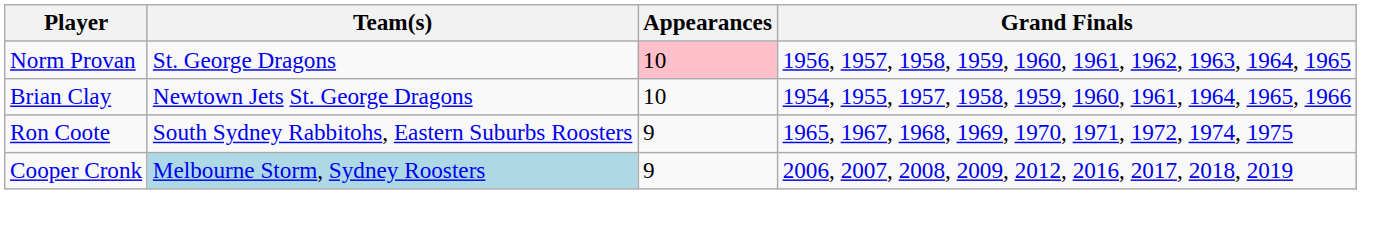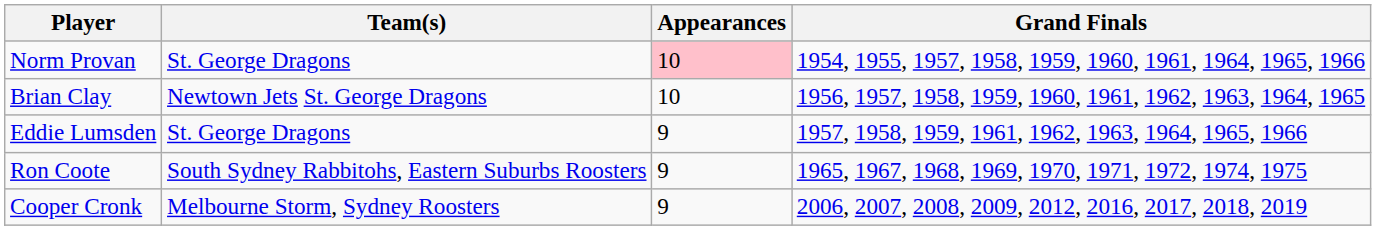(1067, 59) 1956, 1957, 1958, 1959, 1960, 1961, 1962, 1963, 1964, 1965 -> (1081, 59) 1954, 1955, 1957, 1958, 1959, 1960, 1961, 1964, 1965, 1966
(1067, 96) 1954, 1955, 1957, 1958, 1959, 1960, 1961, 1964, 1965, 1966 -> (1081, 96) 1956, 1957, 1958, 1959, 1960, 1961, 1962, 1963, 1964, 1965
+ row: (83, 133)
(319, 170) lightblue background -> (333, 206) no background
